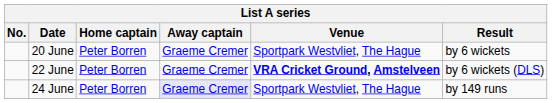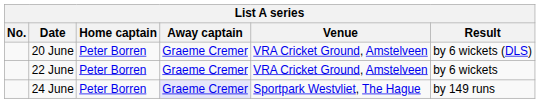(337, 51) Sportpark Westvliet, The Hague -> (341, 51) VRA Cricket Ground, Amstelveen
(478, 51) by 6 wickets -> (483, 51) by 6 wickets (DLS)
(347, 70) bold -> (341, 70) normal
(495, 70) by 6 wickets (DLS) -> (465, 70) by 6 wickets
